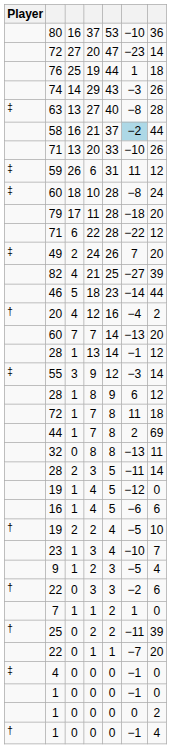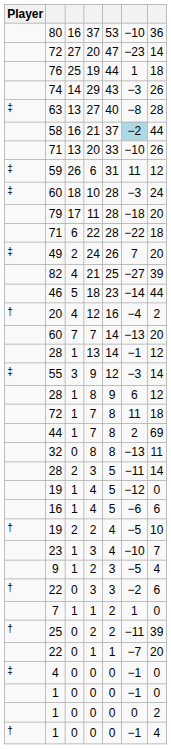(134, 193) −8 -> (134, 193) −3
(157, 233) 12 -> (157, 233) 18
